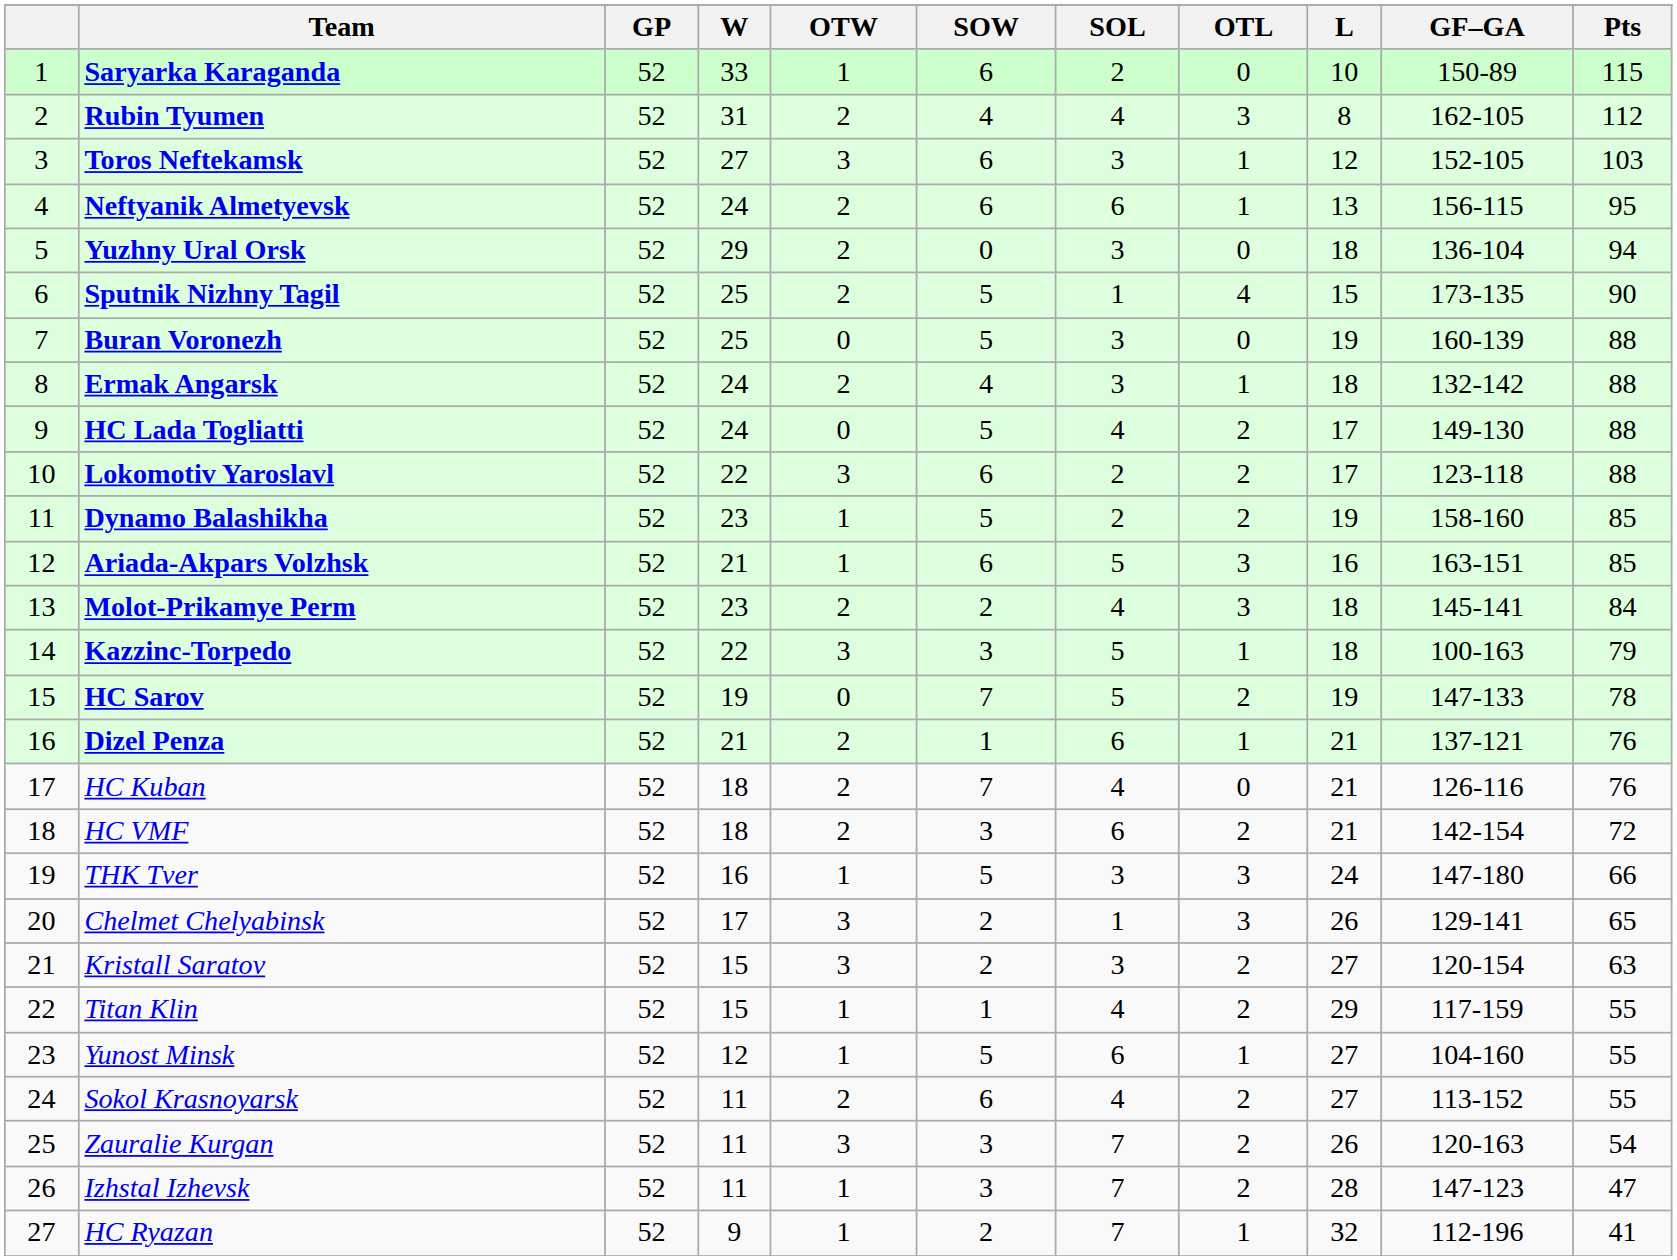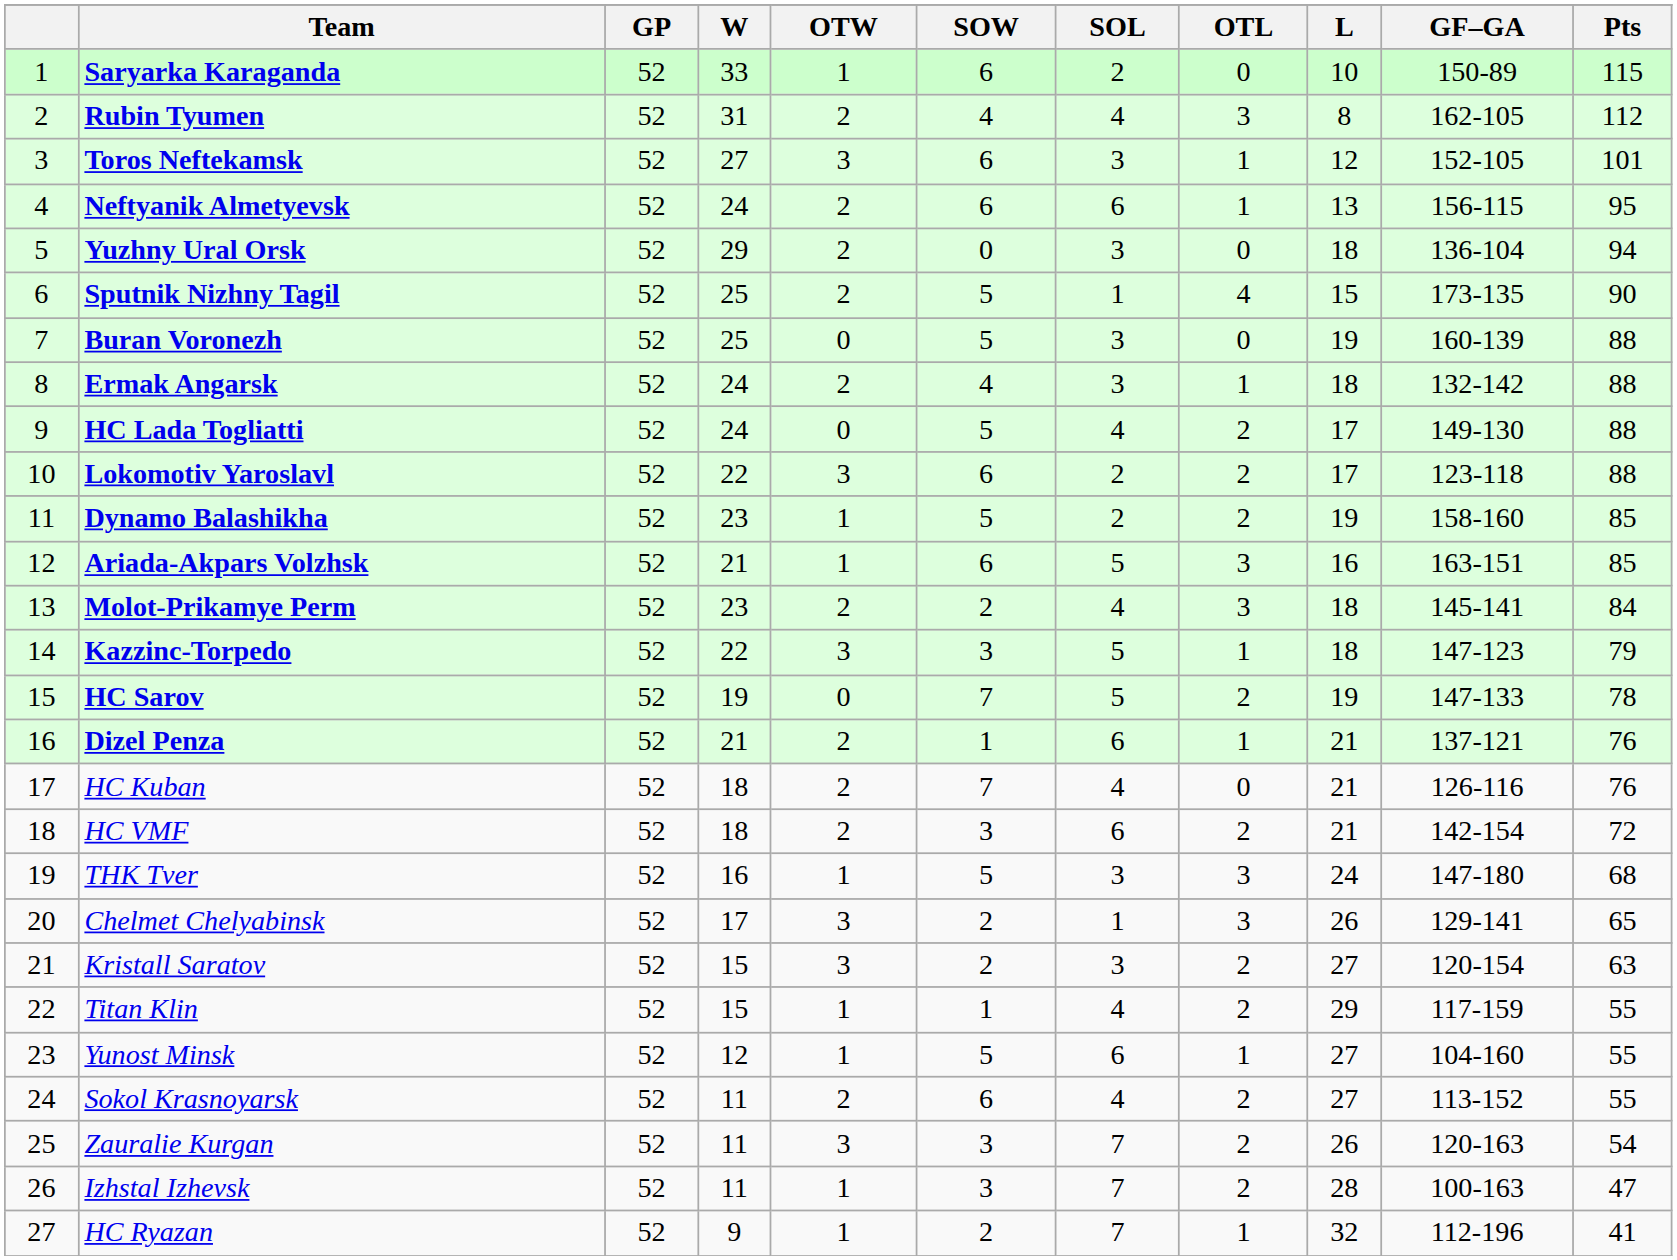(1622, 160) 103 -> (1622, 160) 101
(1477, 652) 100-163 -> (1477, 652) 147-123
(1622, 875) 66 -> (1622, 875) 68
(1477, 1187) 147-123 -> (1477, 1187) 100-163
